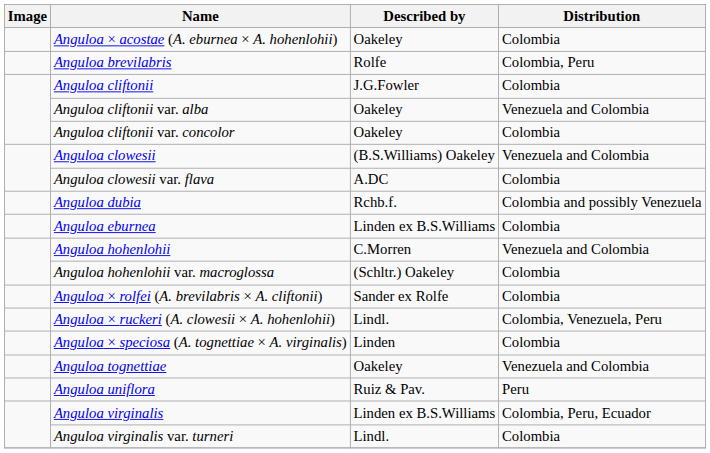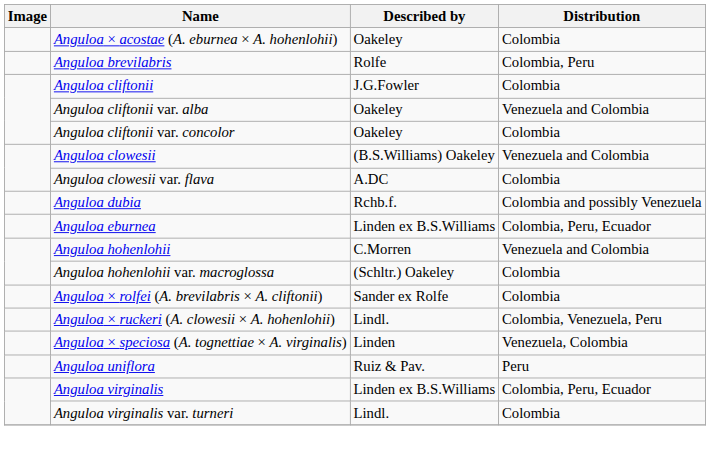(531, 226) Colombia -> (576, 226) Colombia, Peru, Ecuador
(531, 343) Colombia -> (565, 343) Venezuela, Colombia
- row: (110, 366)
